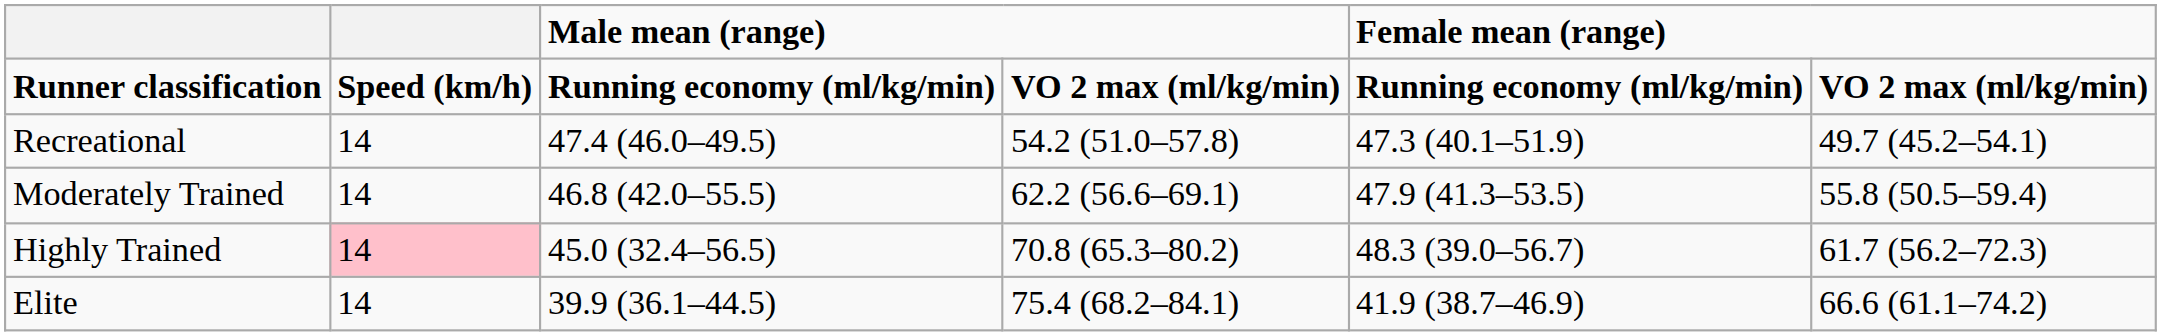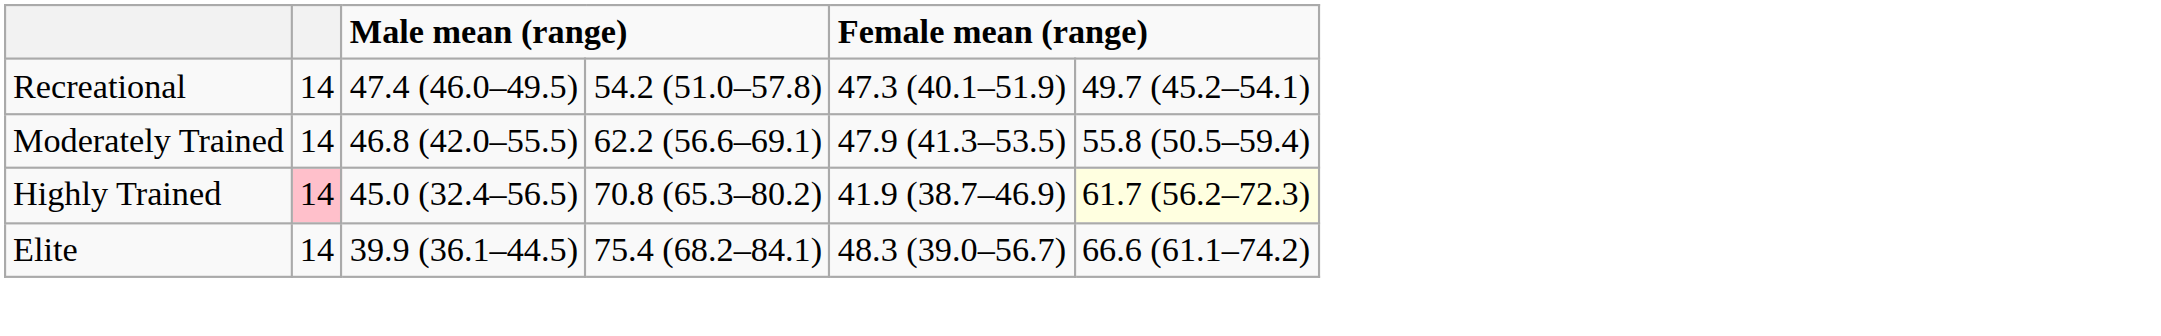- row: (167, 85)
(1470, 248) 48.3 (39.0–56.7) -> (952, 194) 41.9 (38.7–46.9)
(1933, 248) no background -> (1196, 194) lightyellow background
(1470, 303) 41.9 (38.7–46.9) -> (952, 248) 48.3 (39.0–56.7)
